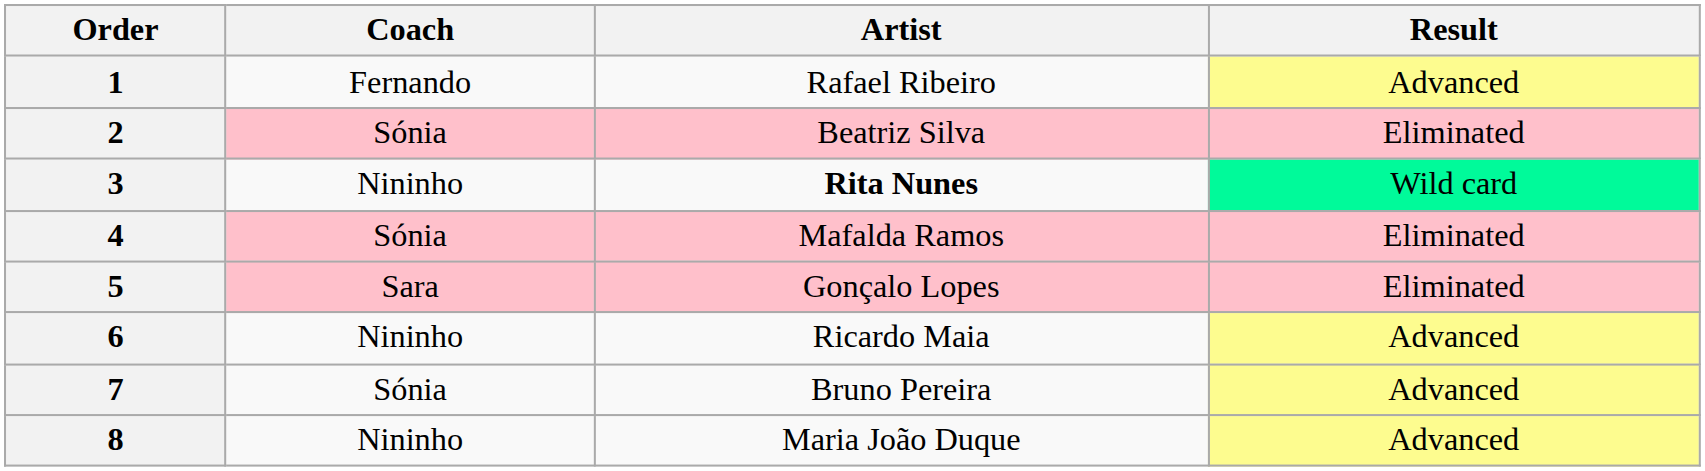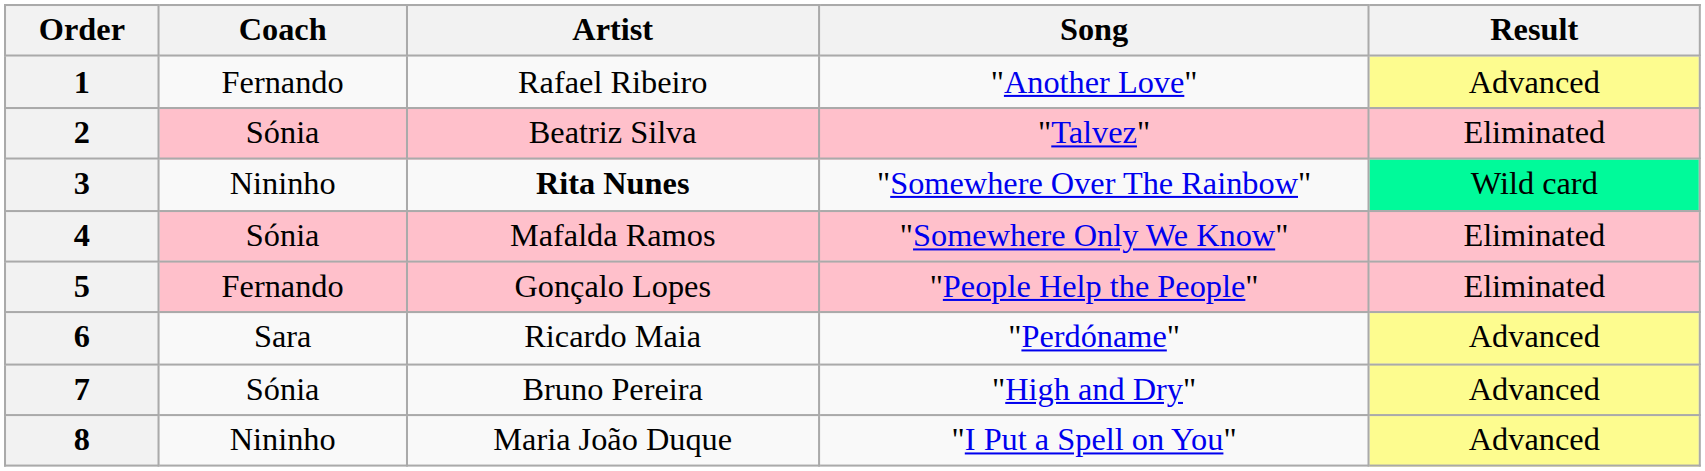+ column: (1094, 30)
(410, 286) Sara -> (283, 286) Fernando
(410, 337) Nininho -> (283, 337) Sara
